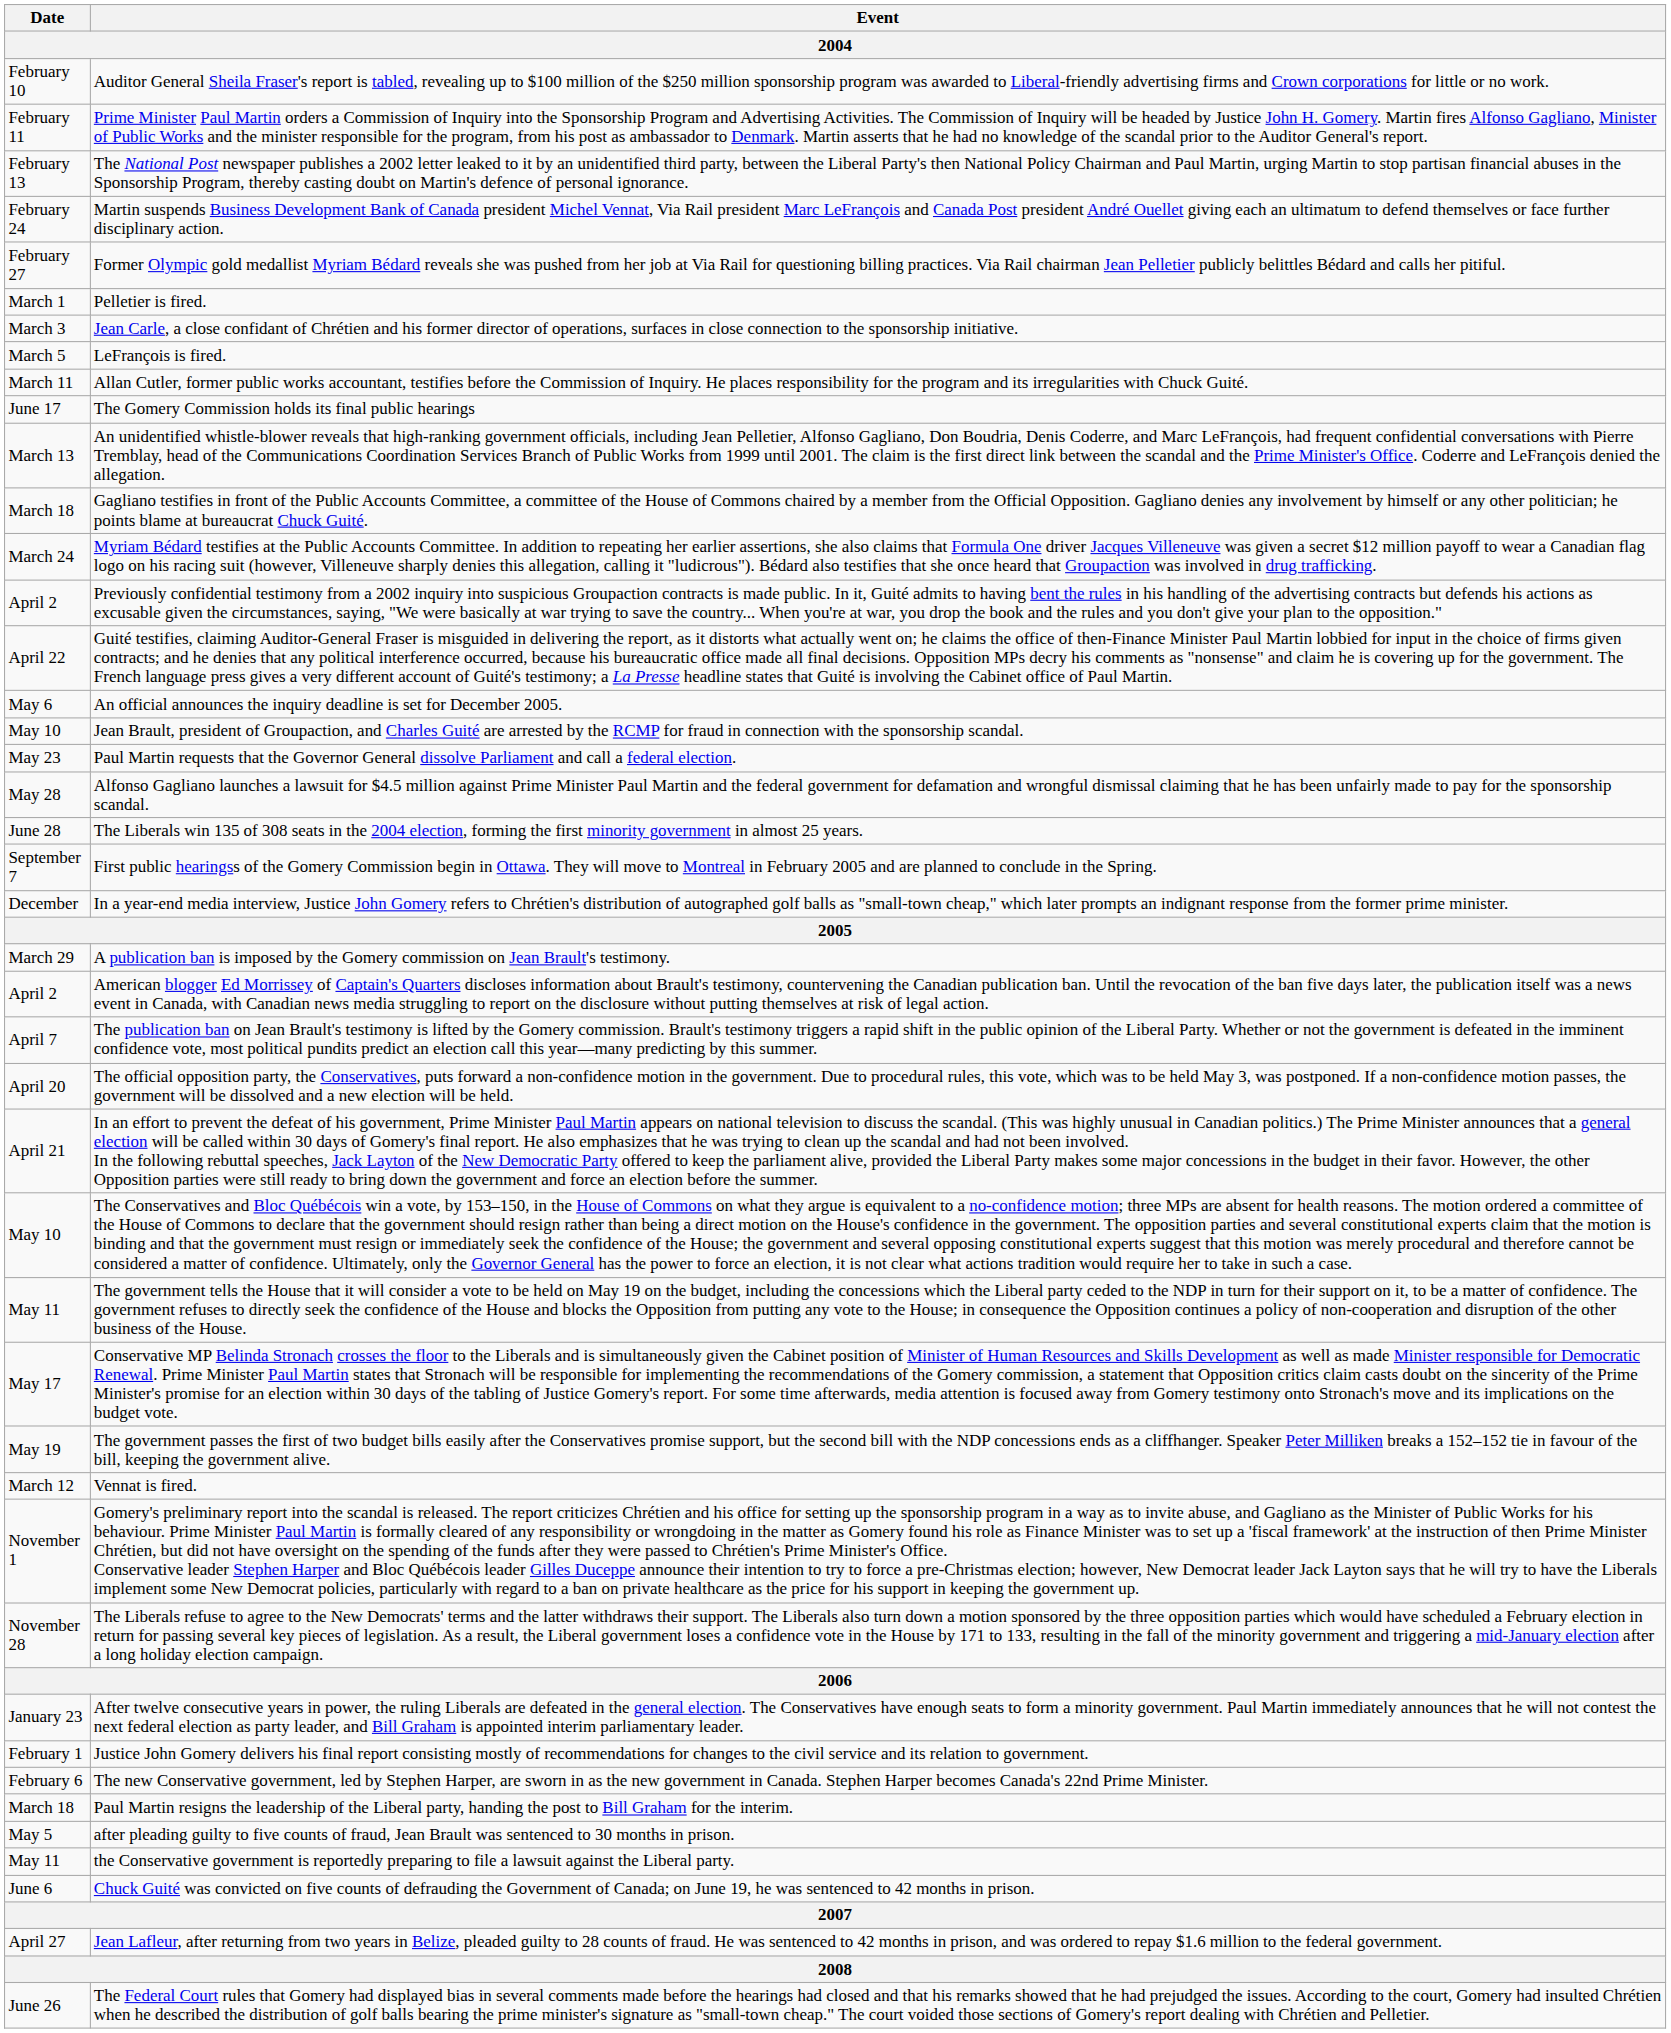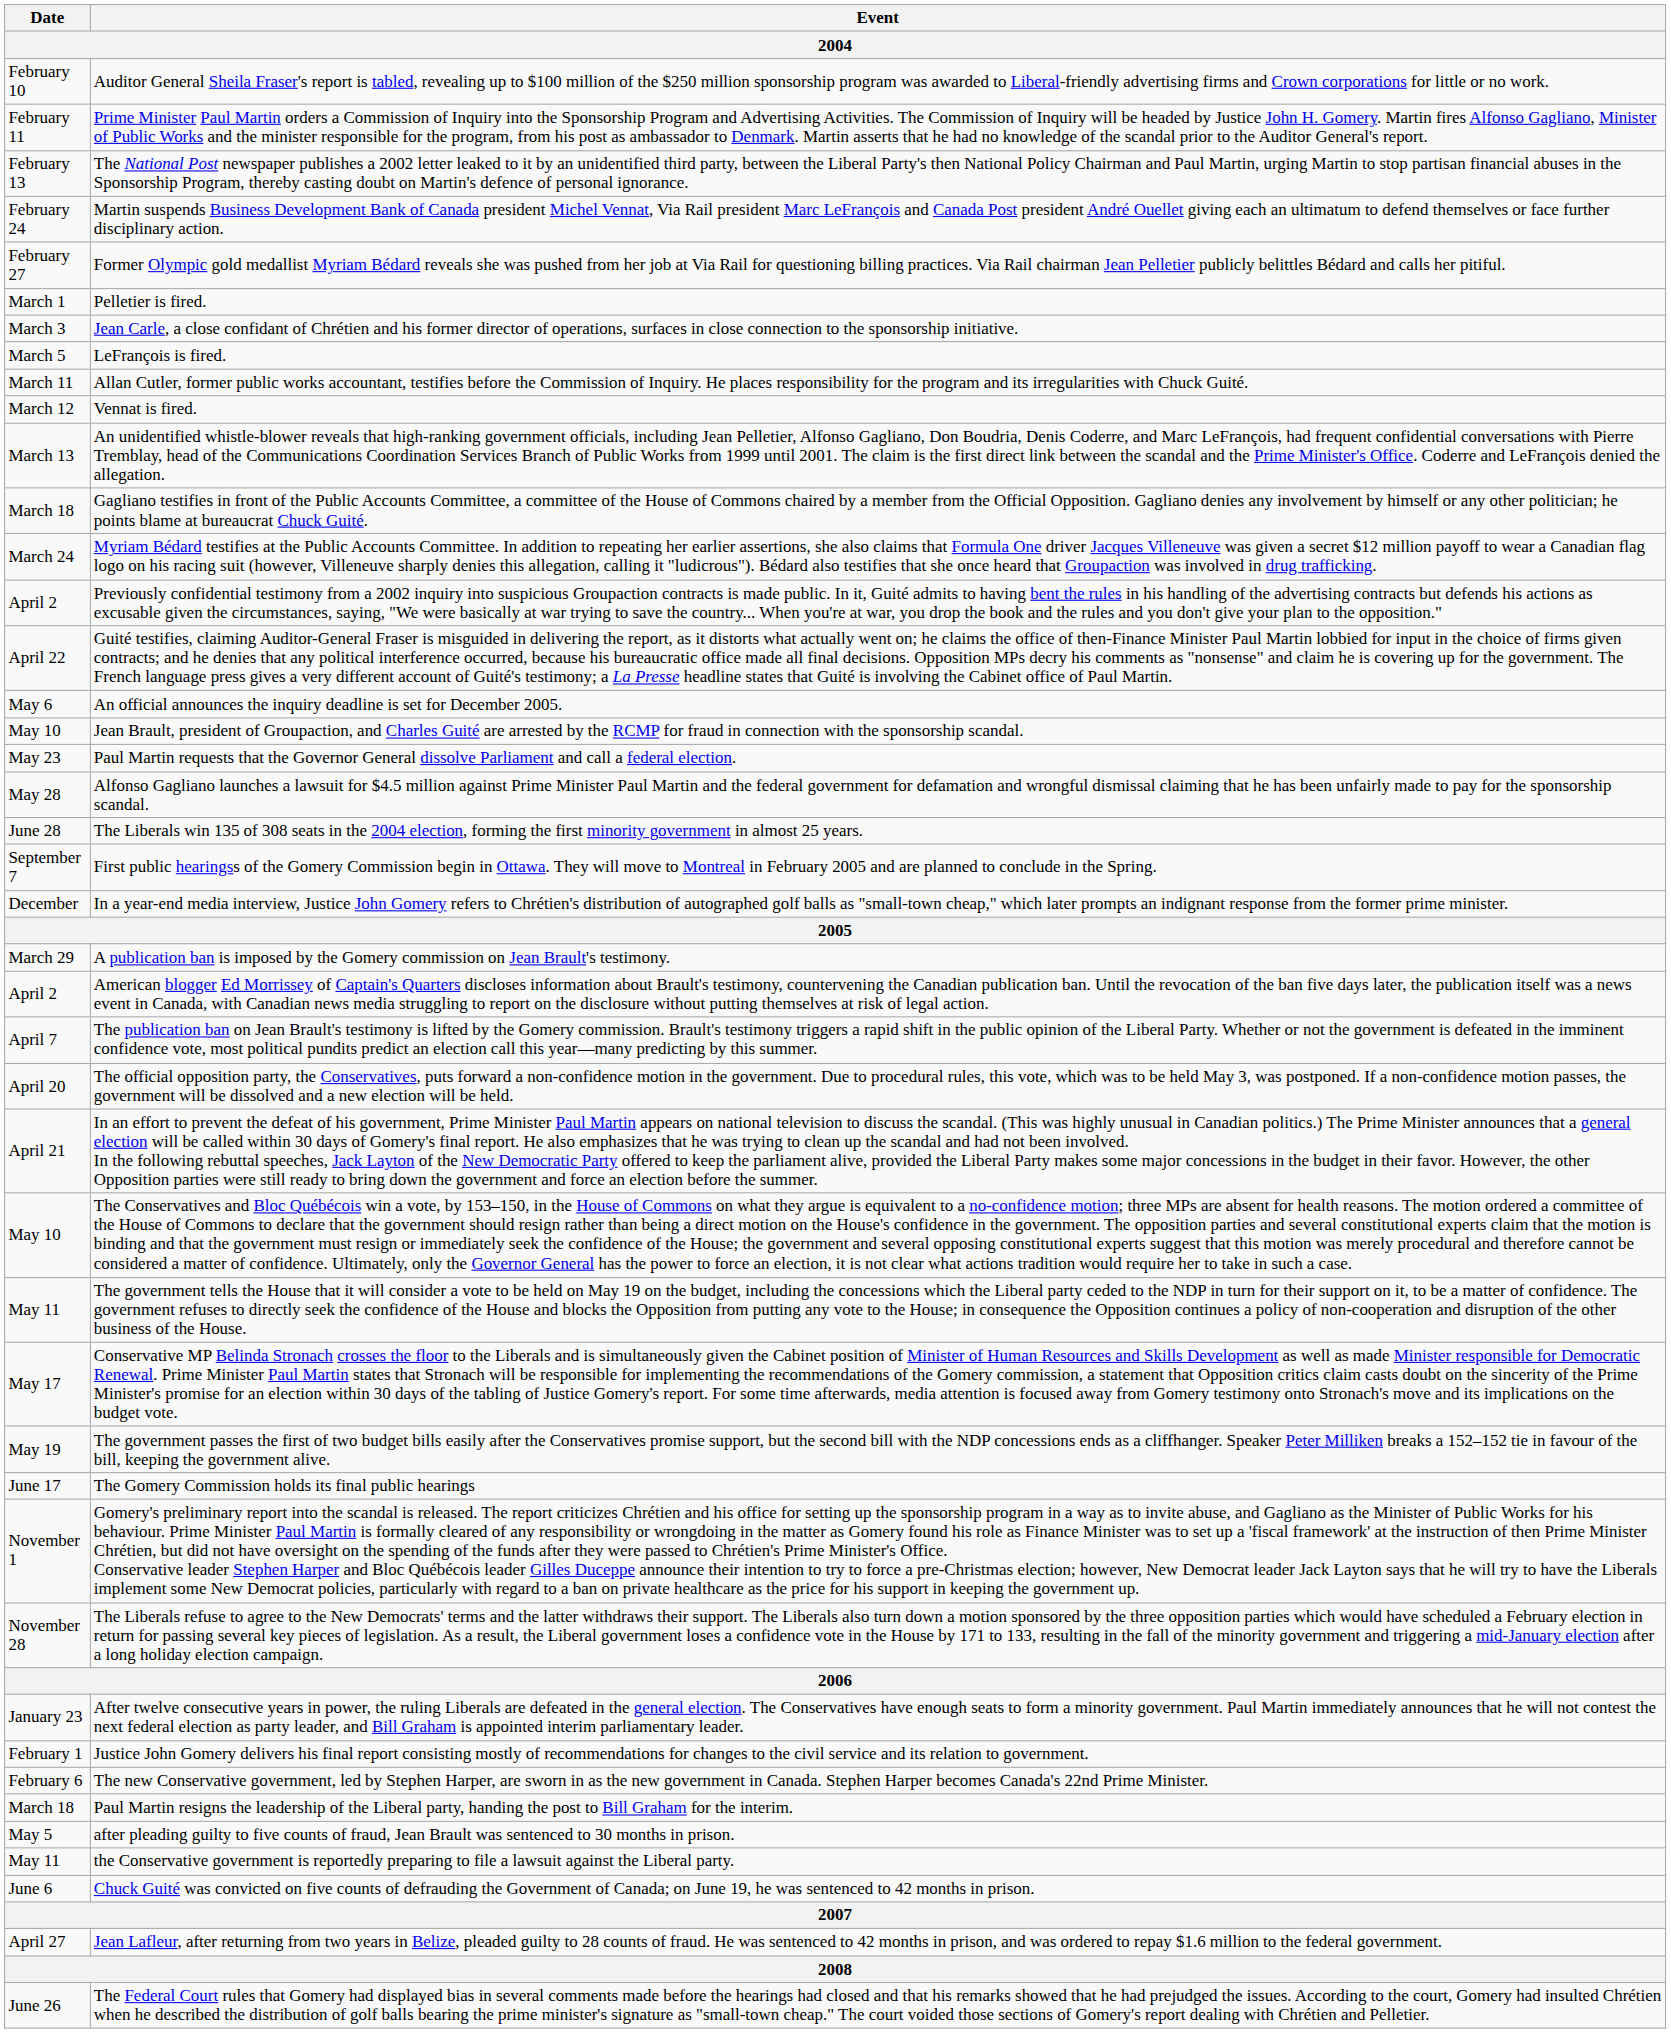rows swapped: (145, 1485) <-> (284, 409)
